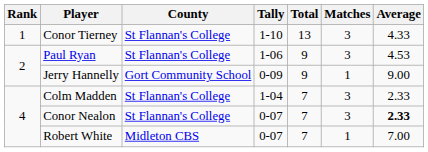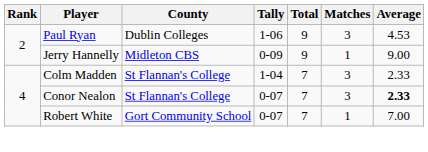- row: (80, 34)
(177, 55) St Flannan's College -> (167, 34) Dublin Colleges
(188, 75) Gort Community School -> (162, 55) Midleton CBS
(162, 136) Midleton CBS -> (188, 116) Gort Community School
